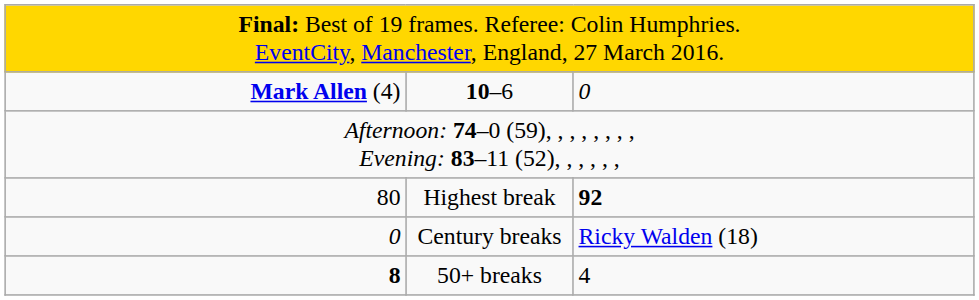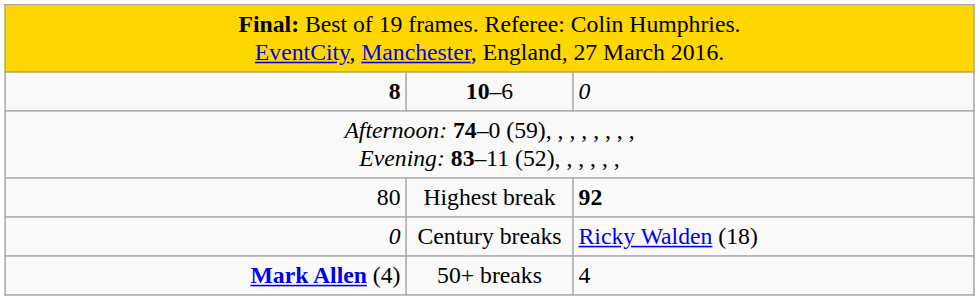(325, 91) Mark Allen (4) -> (395, 91) 8
(395, 275) 8 -> (325, 275) Mark Allen (4)
